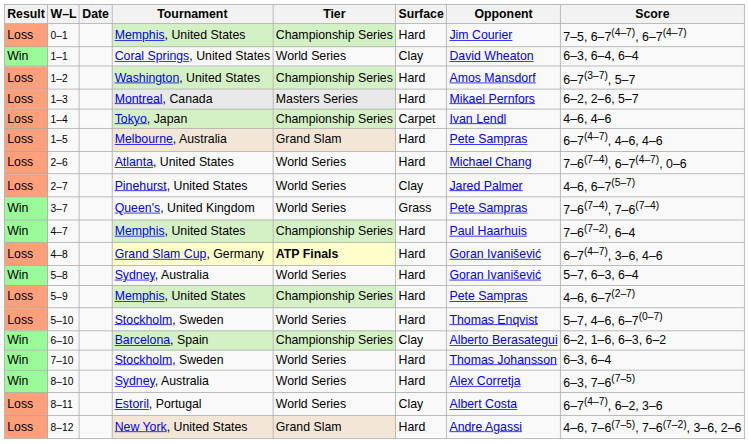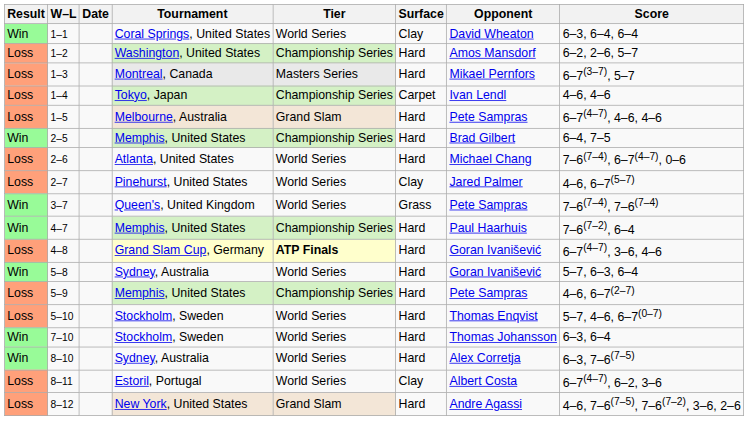- row: (59, 36)
(599, 77) 6–7(3–7), 5–7 -> (600, 53) 6–2, 2–6, 5–7
(601, 99) 6–2, 2–6, 5–7 -> (599, 74) 6–7(3–7), 5–7
+ row: (59, 138)
- row: (62, 341)
